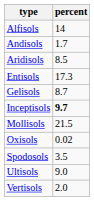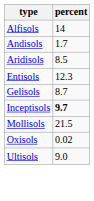(64, 76) 17.3 -> (64, 76) 12.3
- row: (27, 156)
- row: (24, 188)
